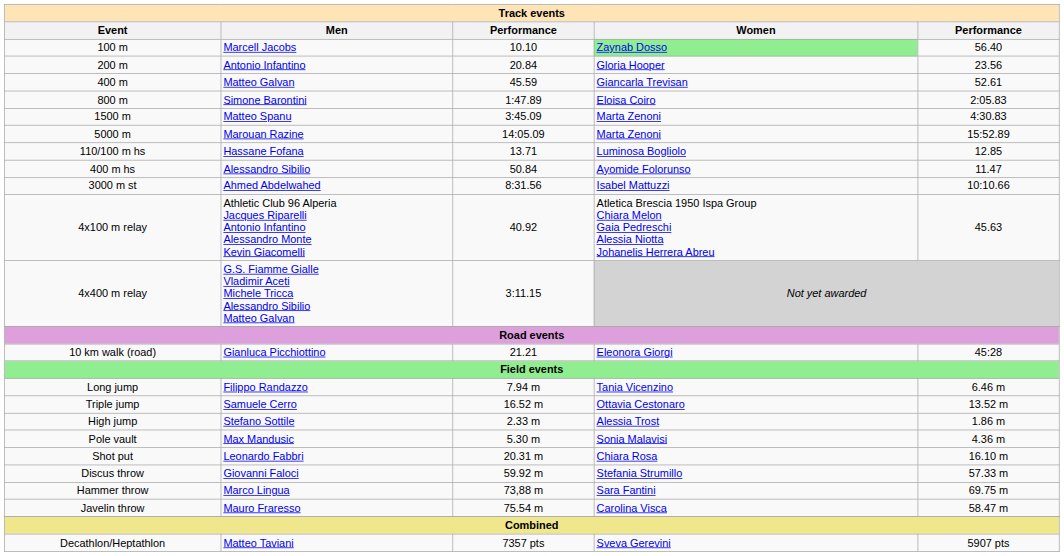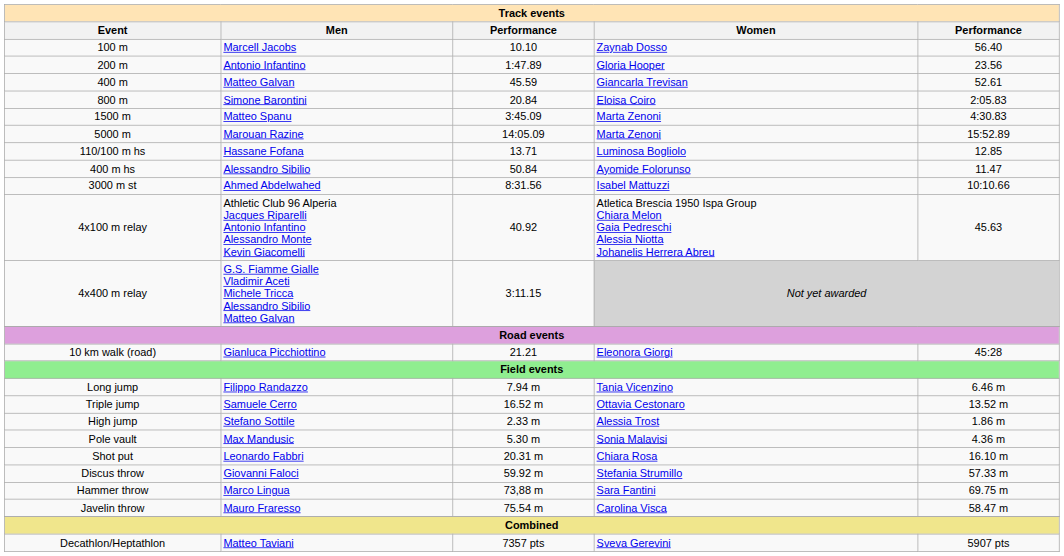(632, 48) lightgreen background -> (632, 48) no background
(523, 65) 20.84 -> (523, 65) 1:47.89
(523, 100) 1:47.89 -> (523, 100) 20.84
